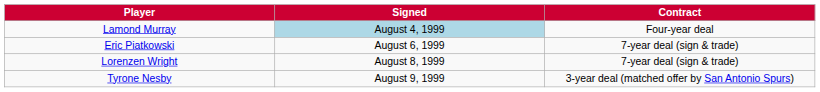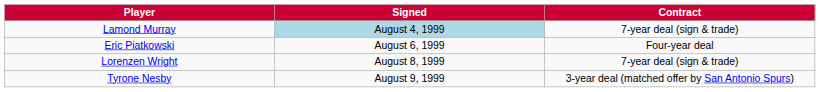(680, 29) Four-year deal -> (680, 29) 7-year deal (sign & trade)
(680, 45) 7-year deal (sign & trade) -> (680, 45) Four-year deal
